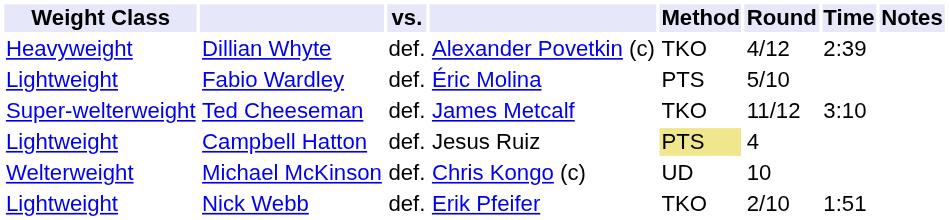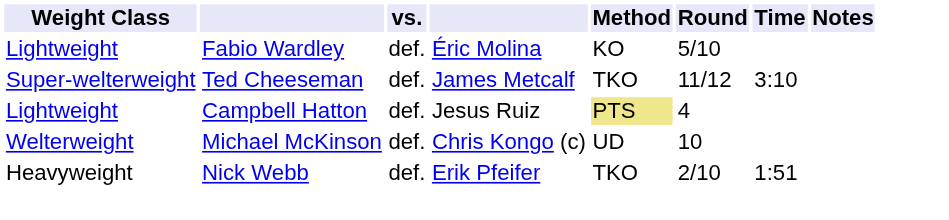- row: (267, 49)
(683, 80) PTS -> (608, 49) KO
(62, 204) Lightweight -> (69, 173) Heavyweight
